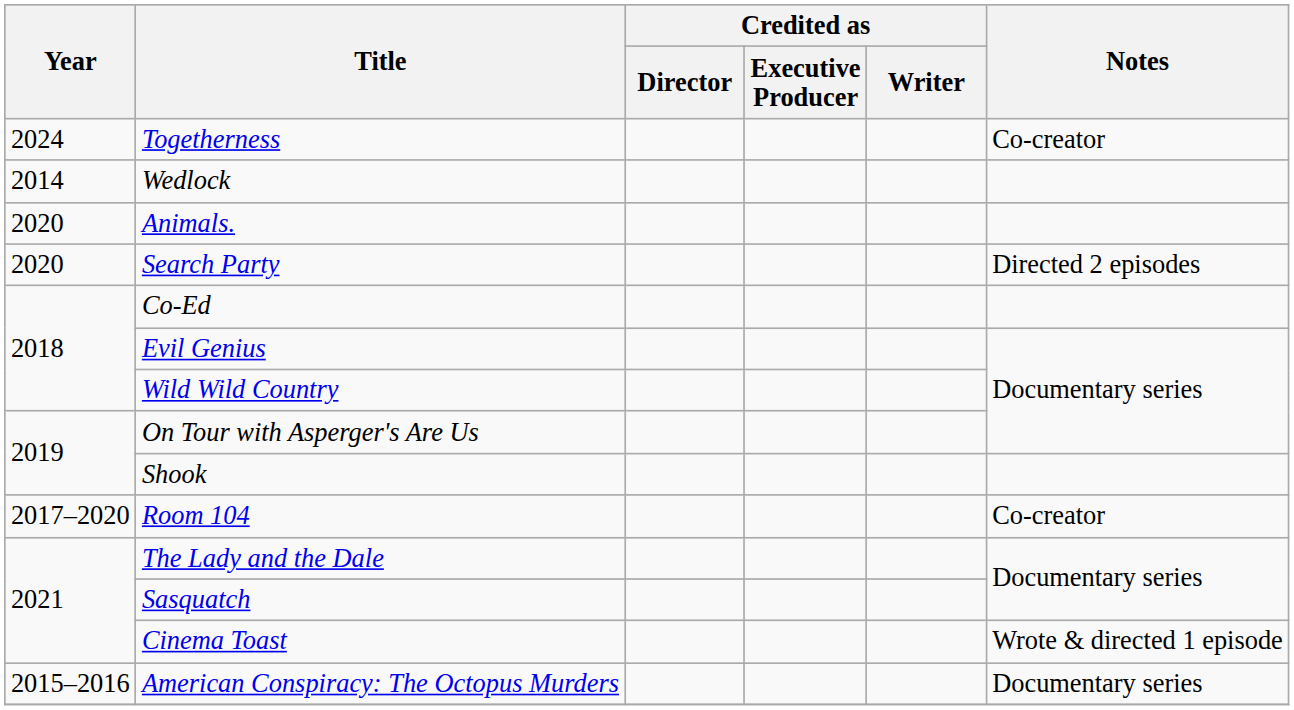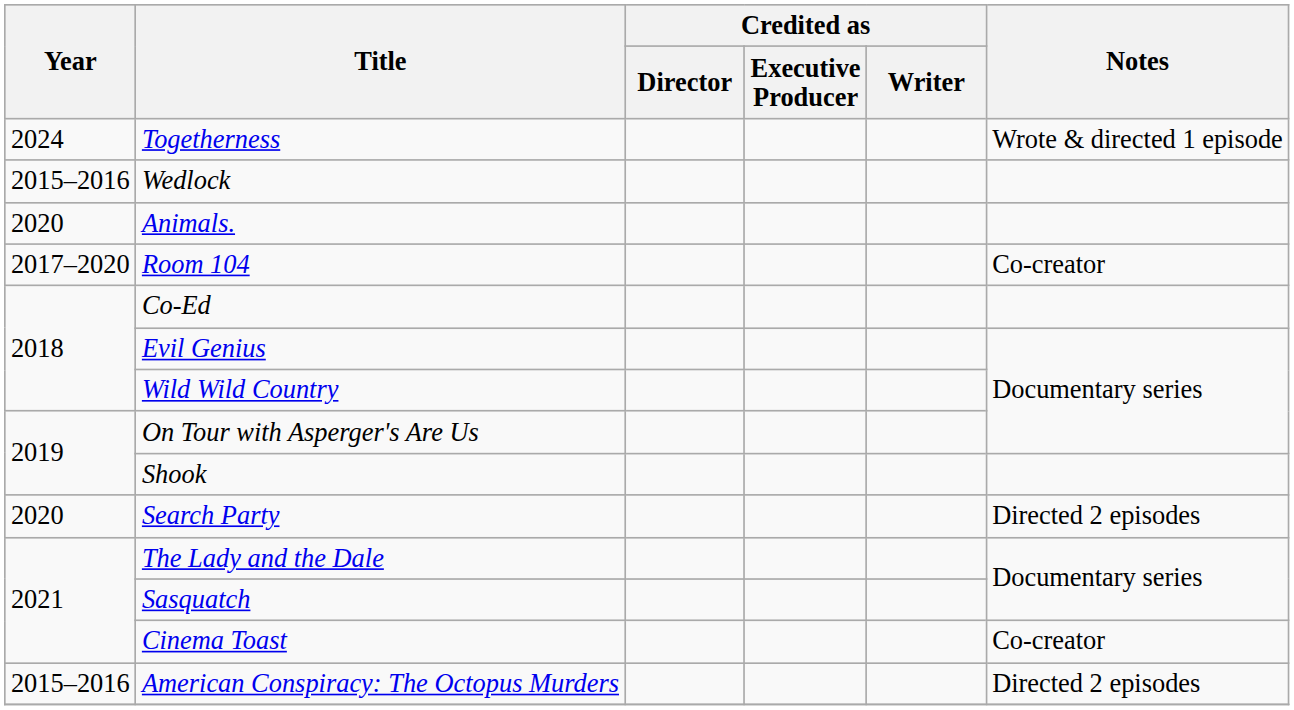(1049, 138) Co-creator -> (1137, 138) Wrote & directed 1 episode
(37, 180) 2014 -> (70, 180) 2015–2016
rows swapped: (196, 515) <-> (211, 264)
(1137, 641) Wrote & directed 1 episode -> (1049, 641) Co-creator
(1097, 683) Documentary series -> (1096, 683) Directed 2 episodes
